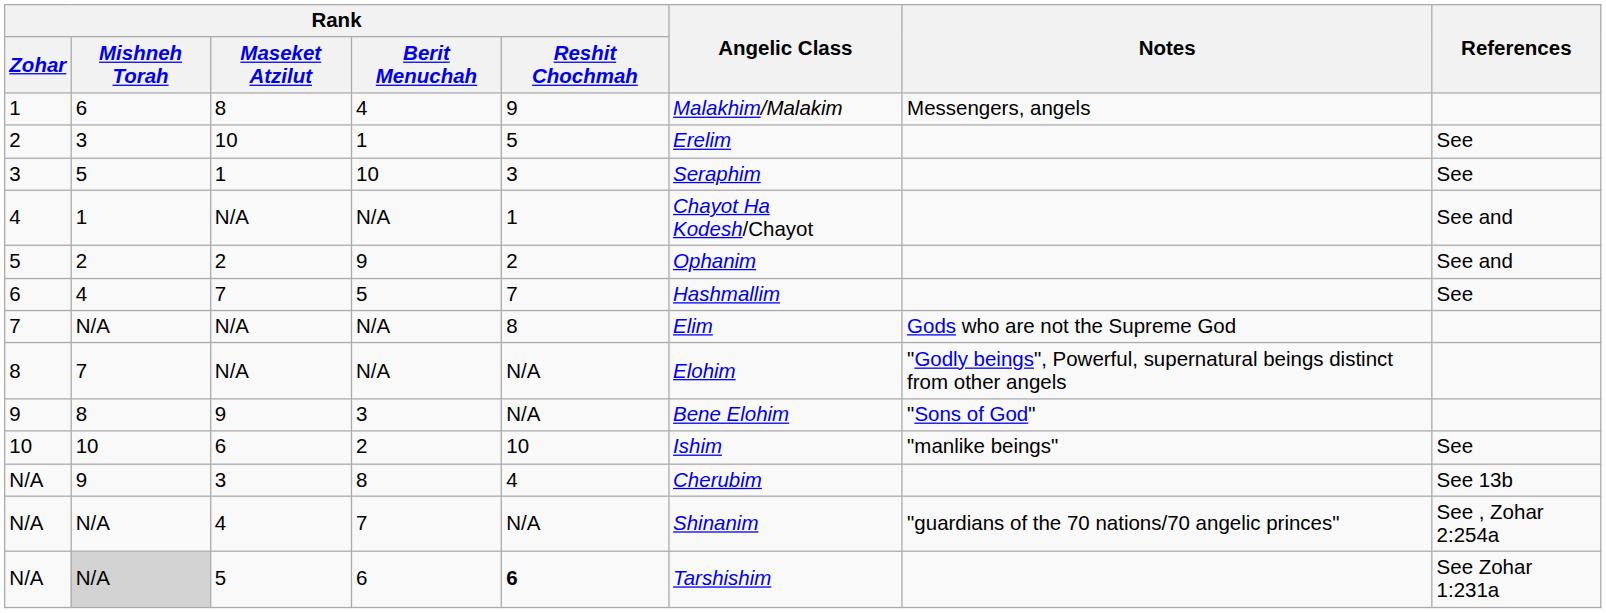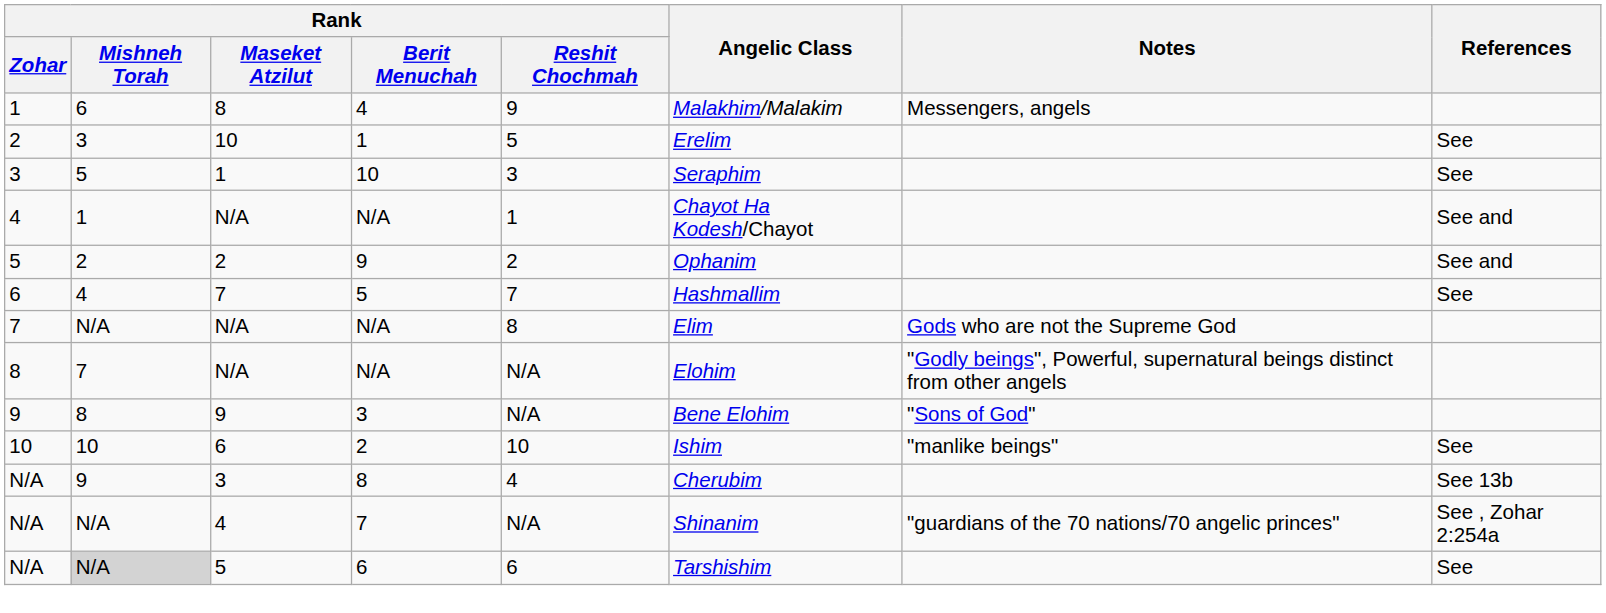(512, 579) bold -> (512, 567) normal
(1484, 579) See Zohar 1:231a -> (1455, 567) See
